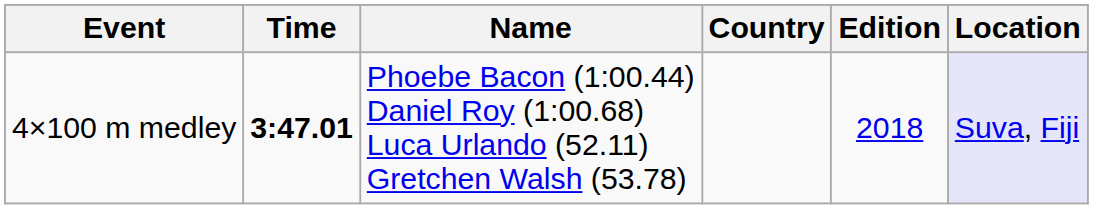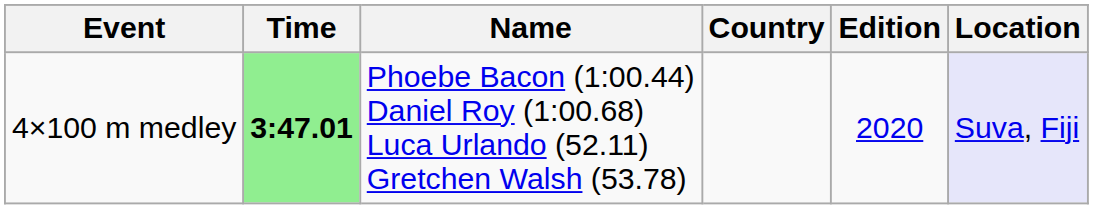(302, 127) no background -> (302, 127) lightgreen background
(890, 127) 2018 -> (890, 127) 2020
